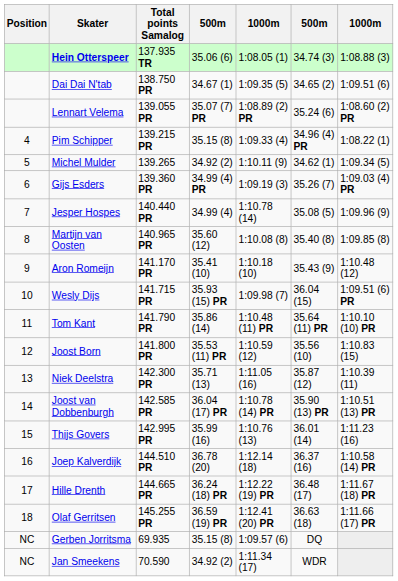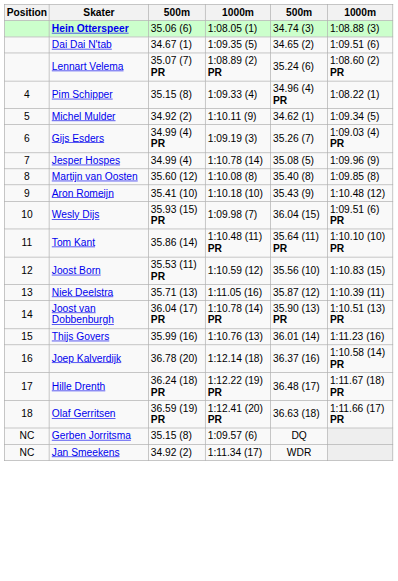- column: (163, 24)
